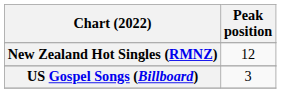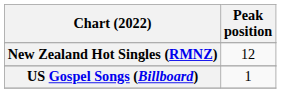(248, 76) 3 -> (248, 76) 1
